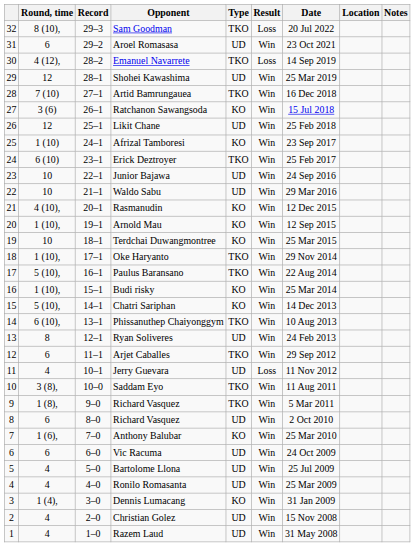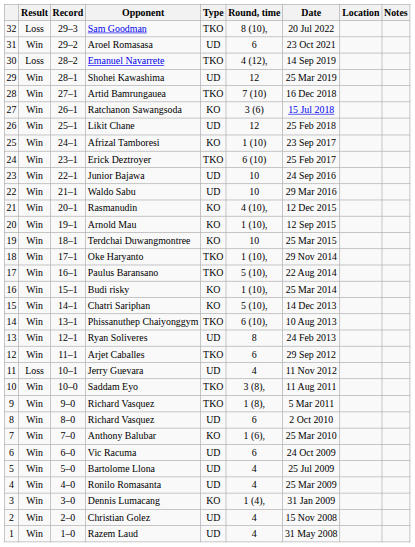columns swapped: (267, 12) <-> (47, 12)
